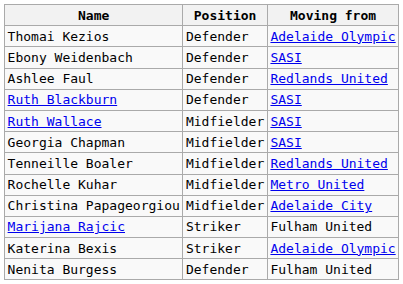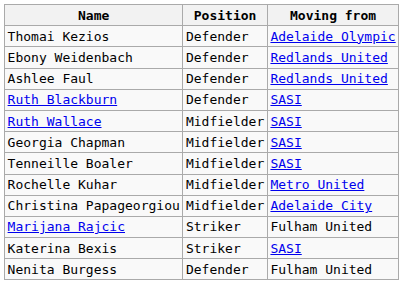(286, 57) SASI -> (329, 57) Redlands United
(329, 163) Redlands United -> (286, 163) SASI
(333, 248) Adelaide Olympic -> (286, 248) SASI
